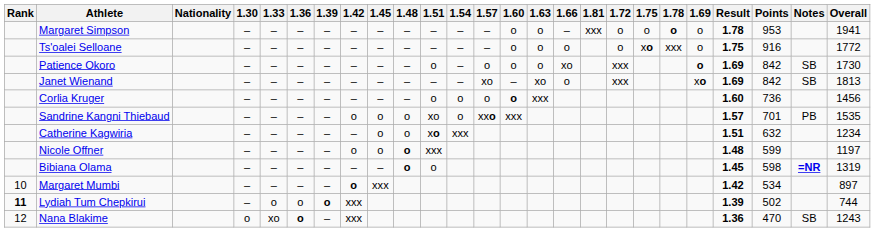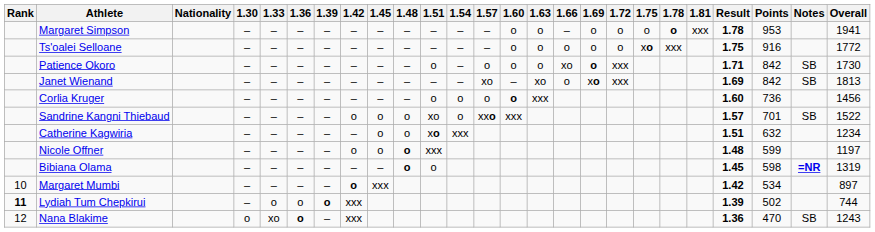columns swapped: (700, 13) <-> (594, 13)
(733, 64) 1.69 -> (733, 64) 1.71
(809, 116) PB -> (809, 116) SB
(848, 116) 1535 -> (848, 116) 1522
